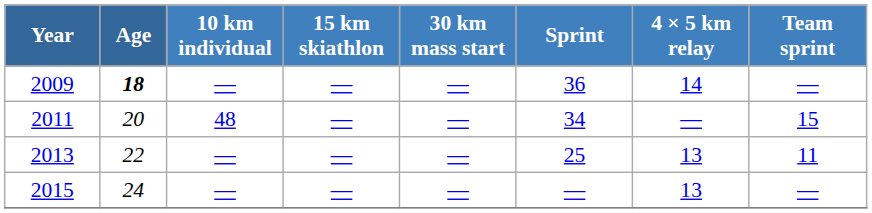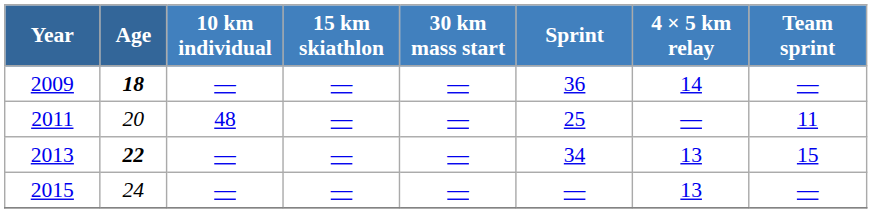(575, 119) 34 -> (575, 119) 25
(808, 119) 15 -> (808, 119) 11
(133, 154) normal -> (133, 154) bold
(575, 154) 25 -> (575, 154) 34
(808, 154) 11 -> (808, 154) 15
